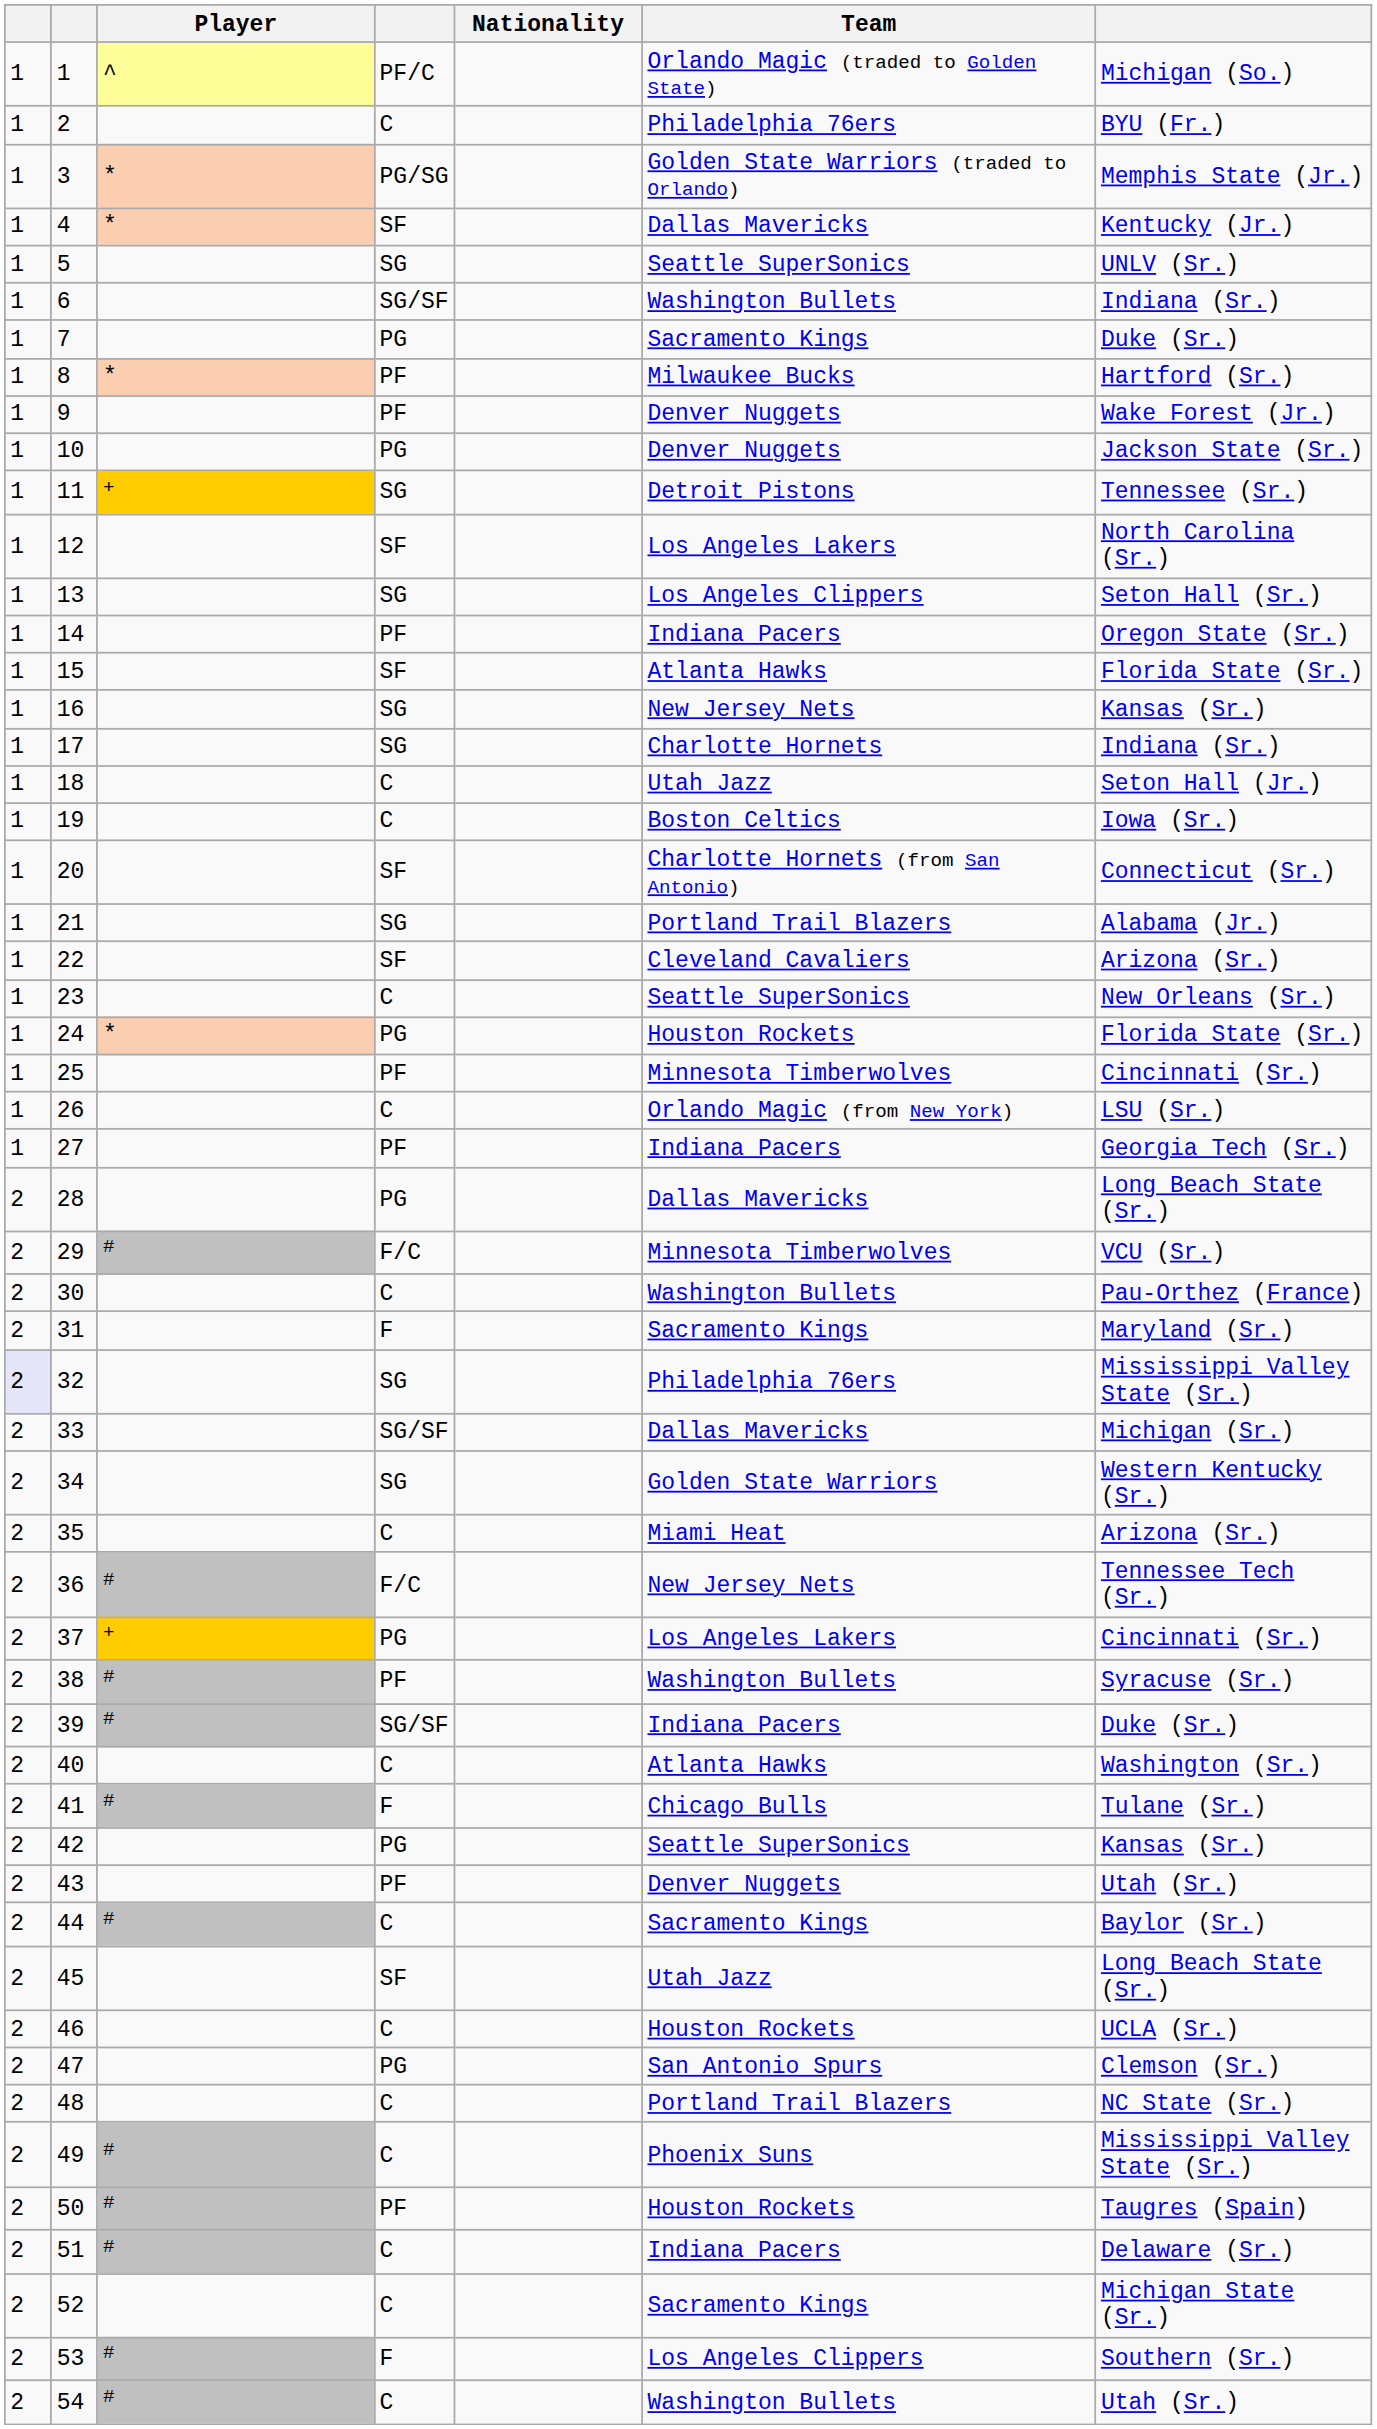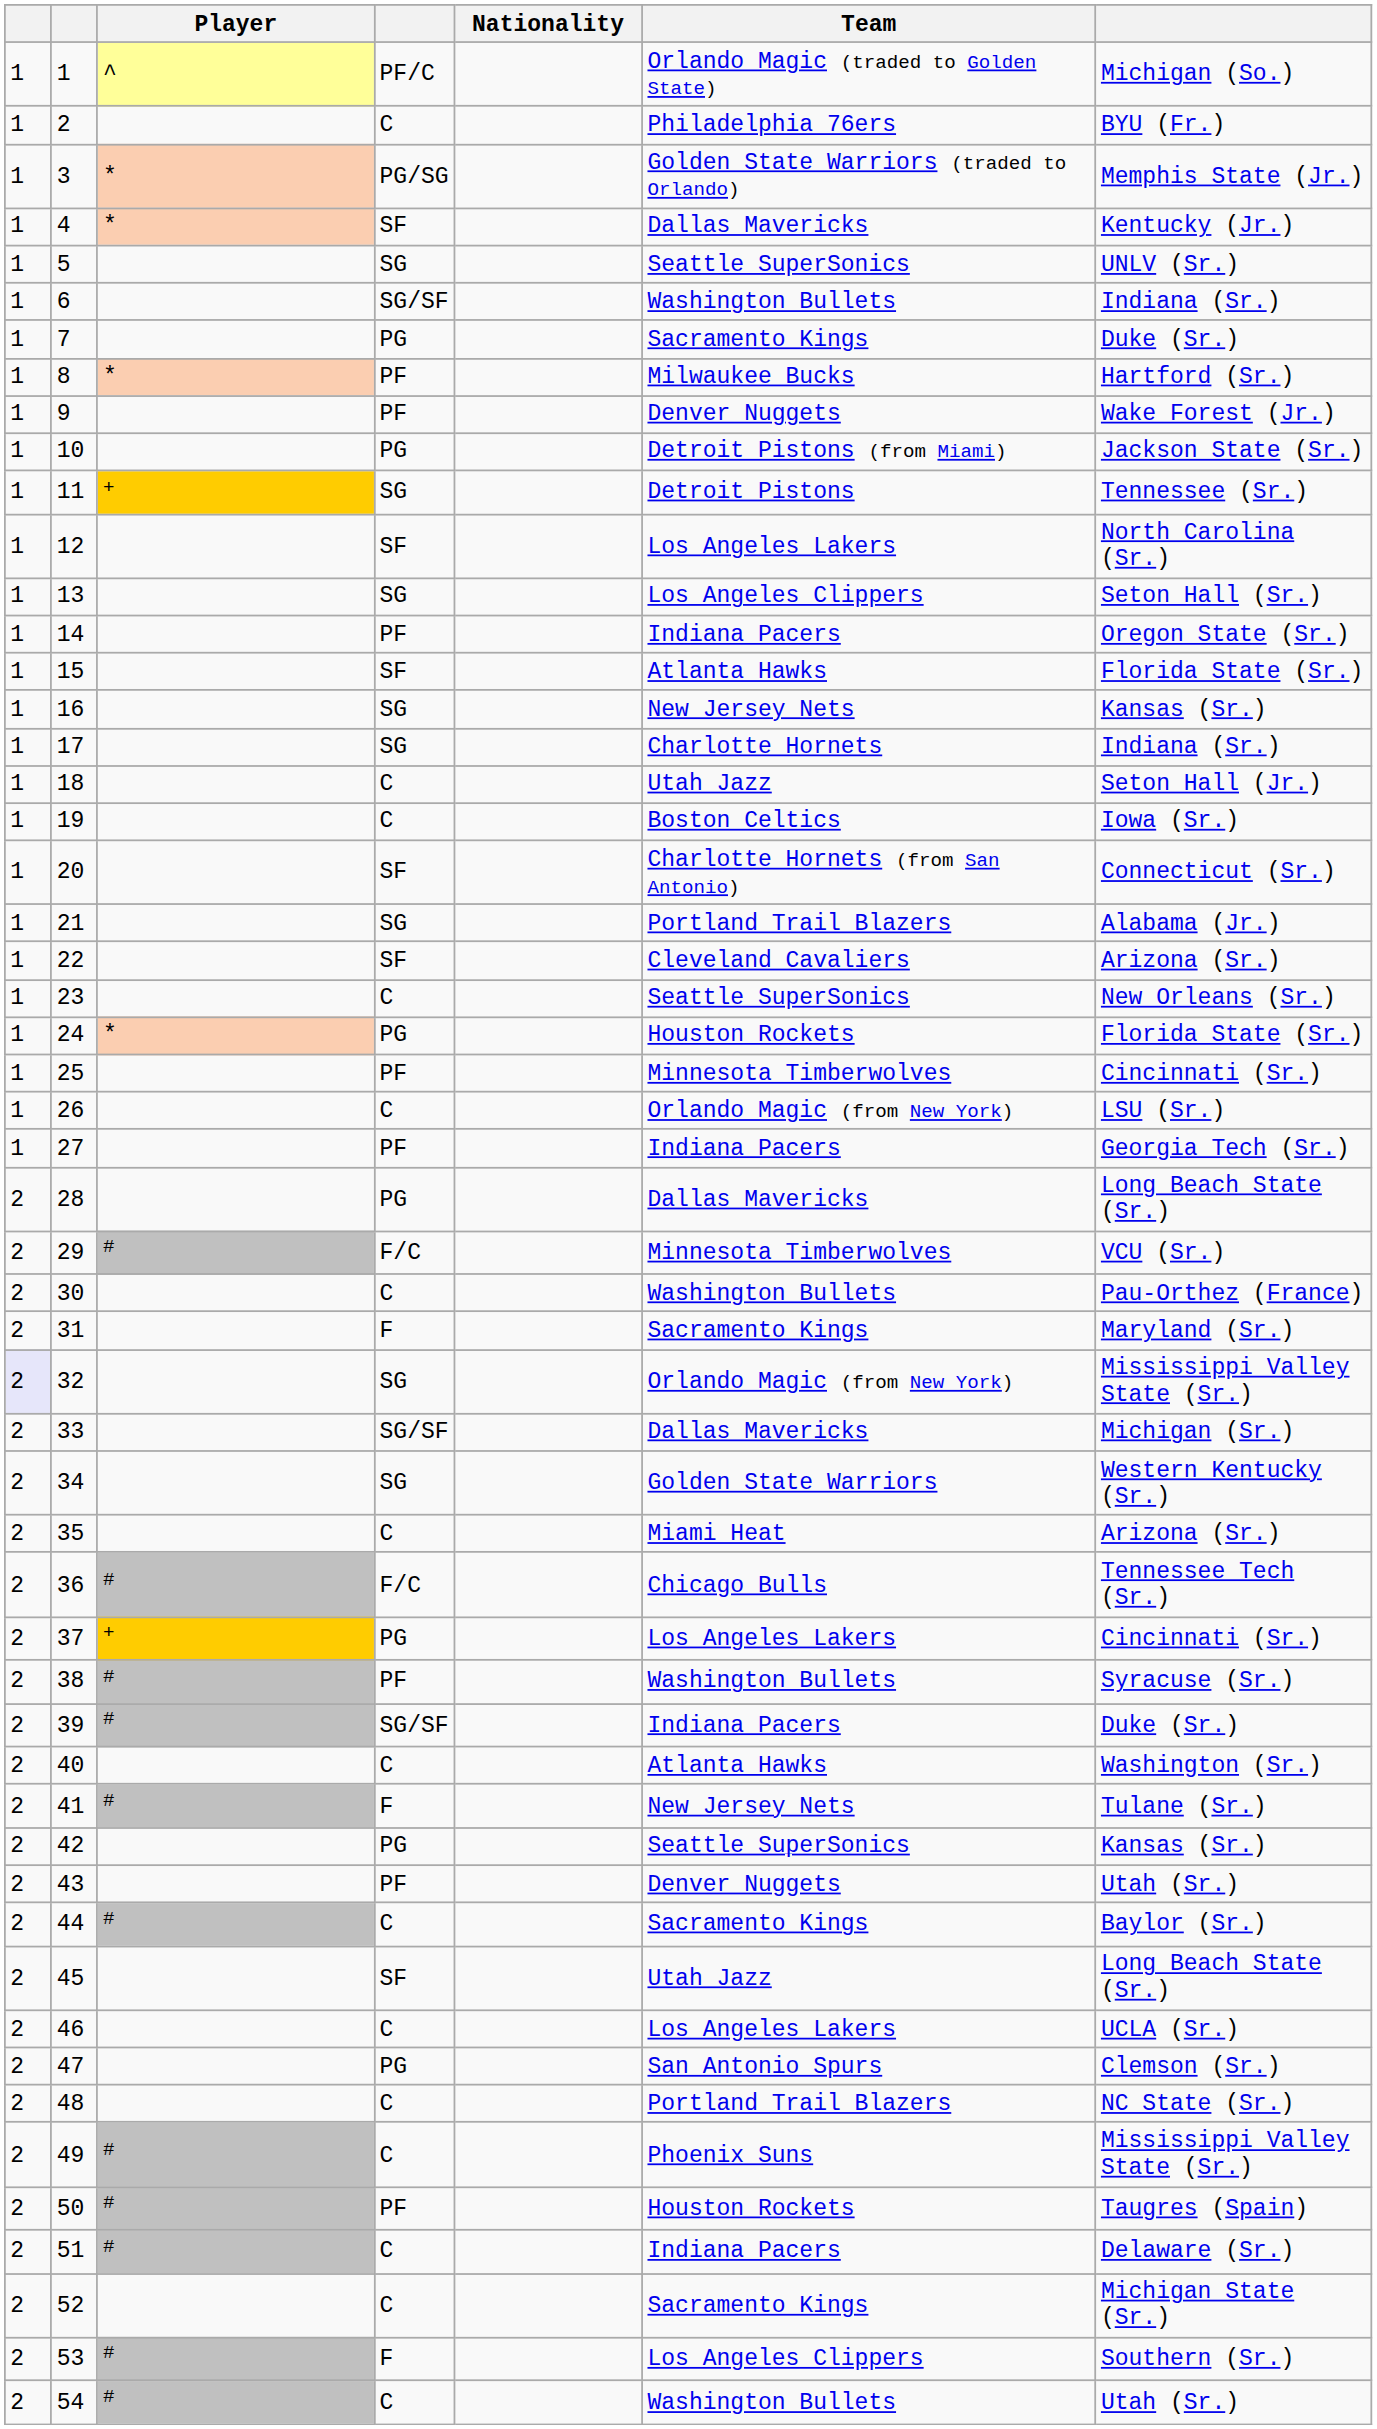(744, 452) Denver Nuggets -> (827, 452) Detroit Pistons (from Miami)
(772, 1382) Philadelphia 76ers -> (830, 1382) Orlando Magic (from New York)
(751, 1585) New Jersey Nets -> (737, 1585) Chicago Bulls
(737, 1806) Chicago Bulls -> (751, 1806) New Jersey Nets
(751, 2029) Houston Rockets -> (772, 2029) Los Angeles Lakers
